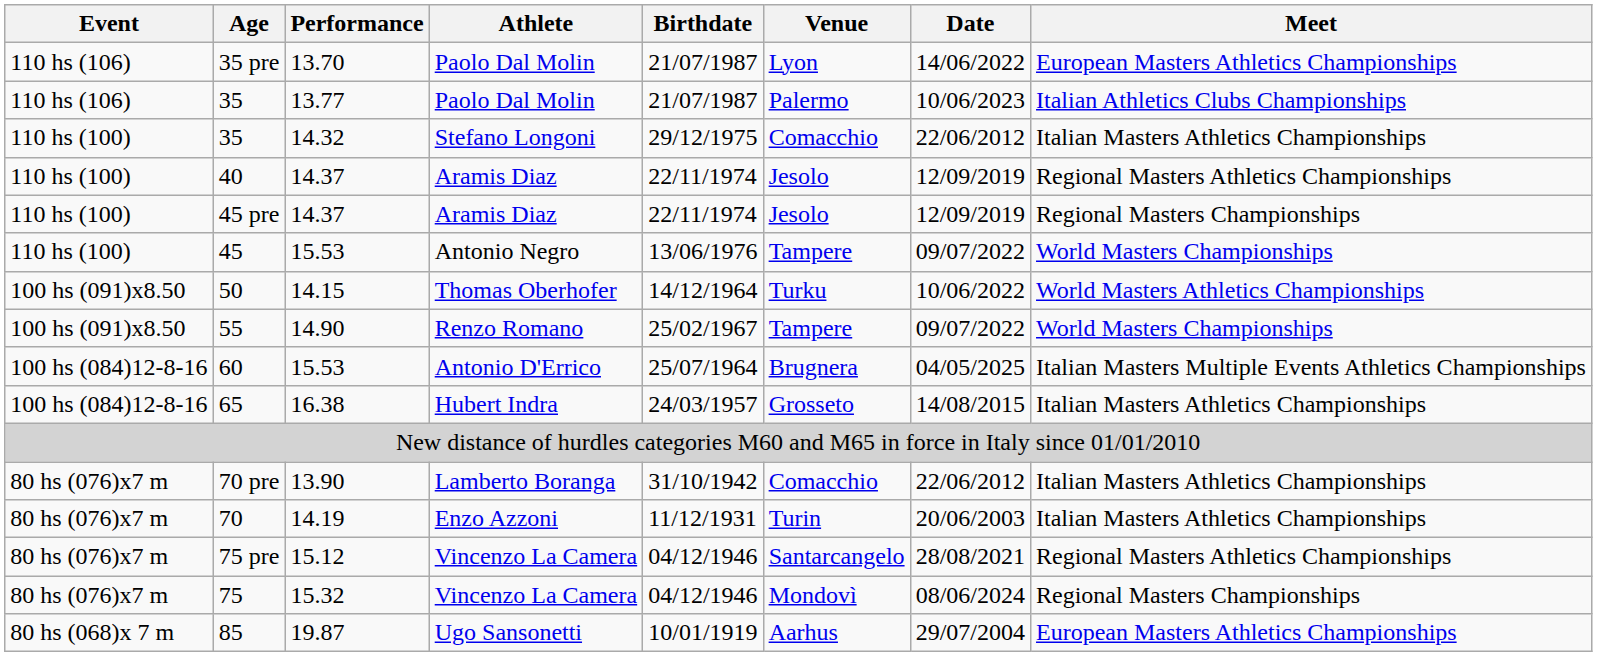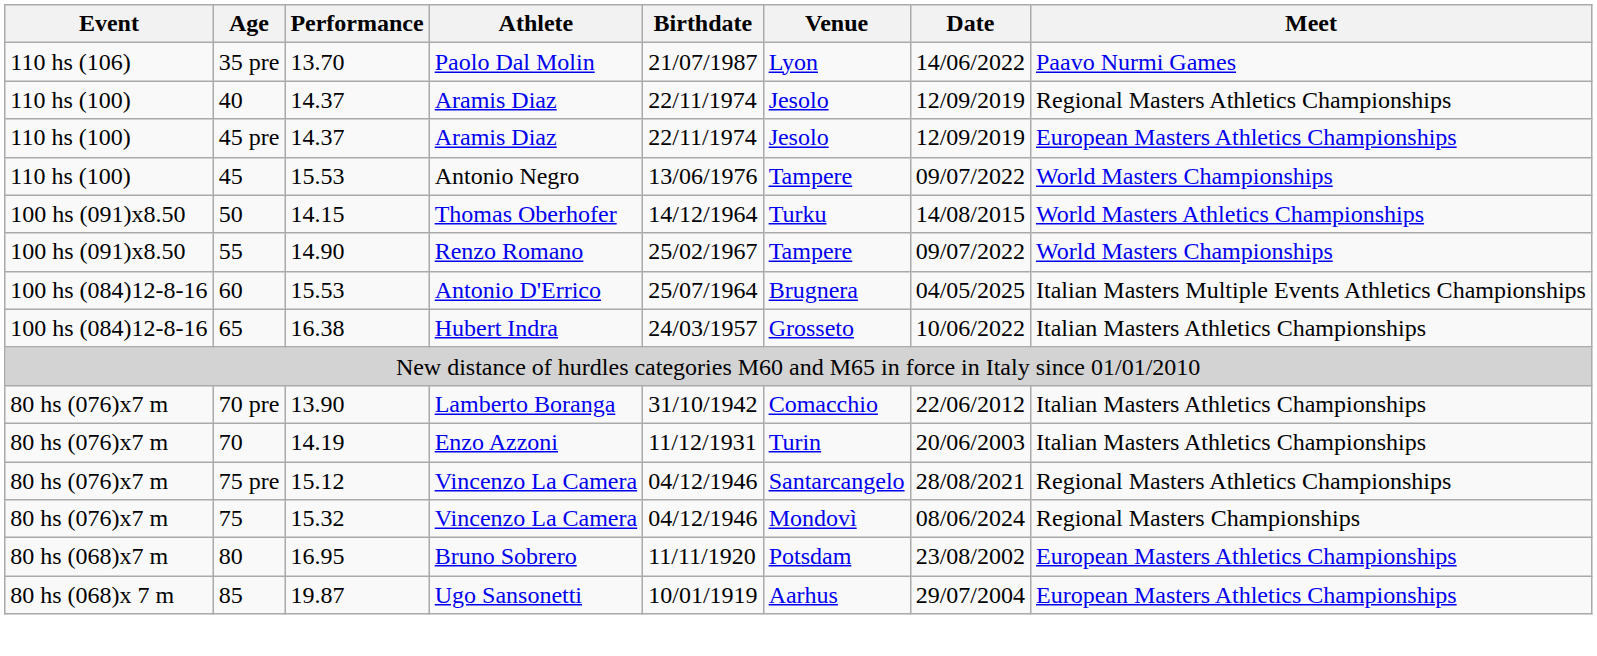(1246, 61) European Masters Athletics Championships -> (1136, 61) Paavo Nurmi Games
- row: (231, 99)
- row: (231, 137)
(1198, 213) Regional Masters Championships -> (1246, 137) European Masters Athletics Championships
(970, 289) 10/06/2022 -> (970, 213) 14/08/2015
(970, 404) 14/08/2015 -> (970, 328) 10/06/2022
+ row: (231, 556)
